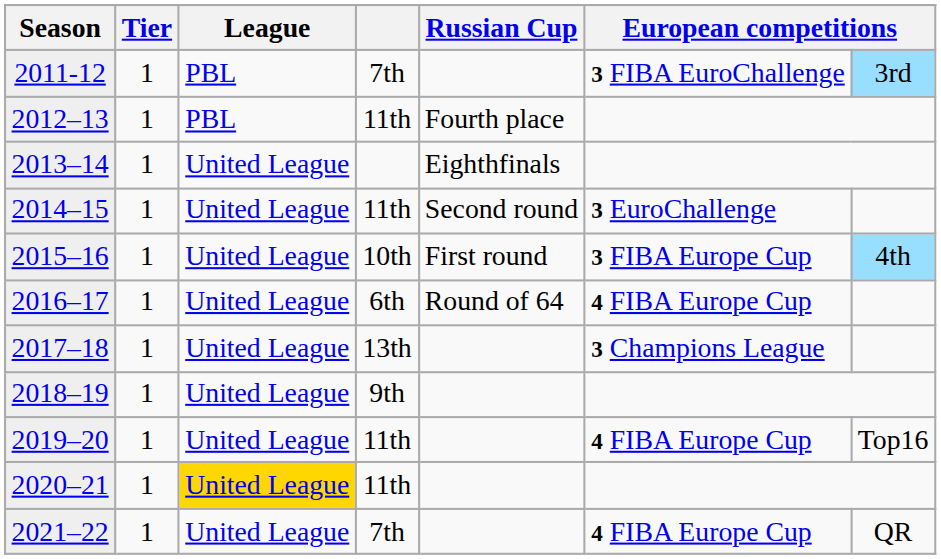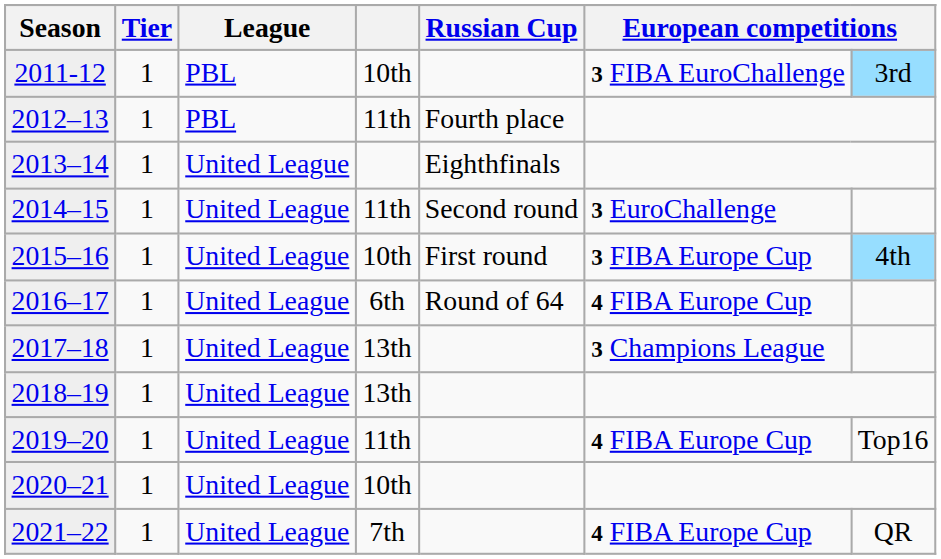(387, 72) 7th -> (387, 72) 10th
(387, 393) 9th -> (387, 393) 13th
(267, 484) gold background -> (267, 484) no background
(387, 484) 11th -> (387, 484) 10th
